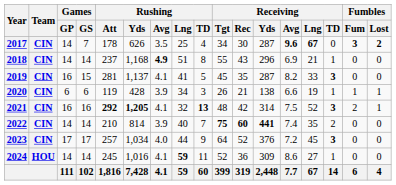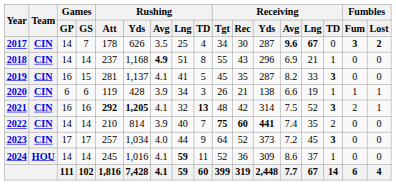(267, 140) 376 -> (267, 140) 373
(313, 156) 27 -> (313, 156) 37
